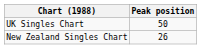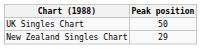(163, 37) 26 -> (163, 37) 29
